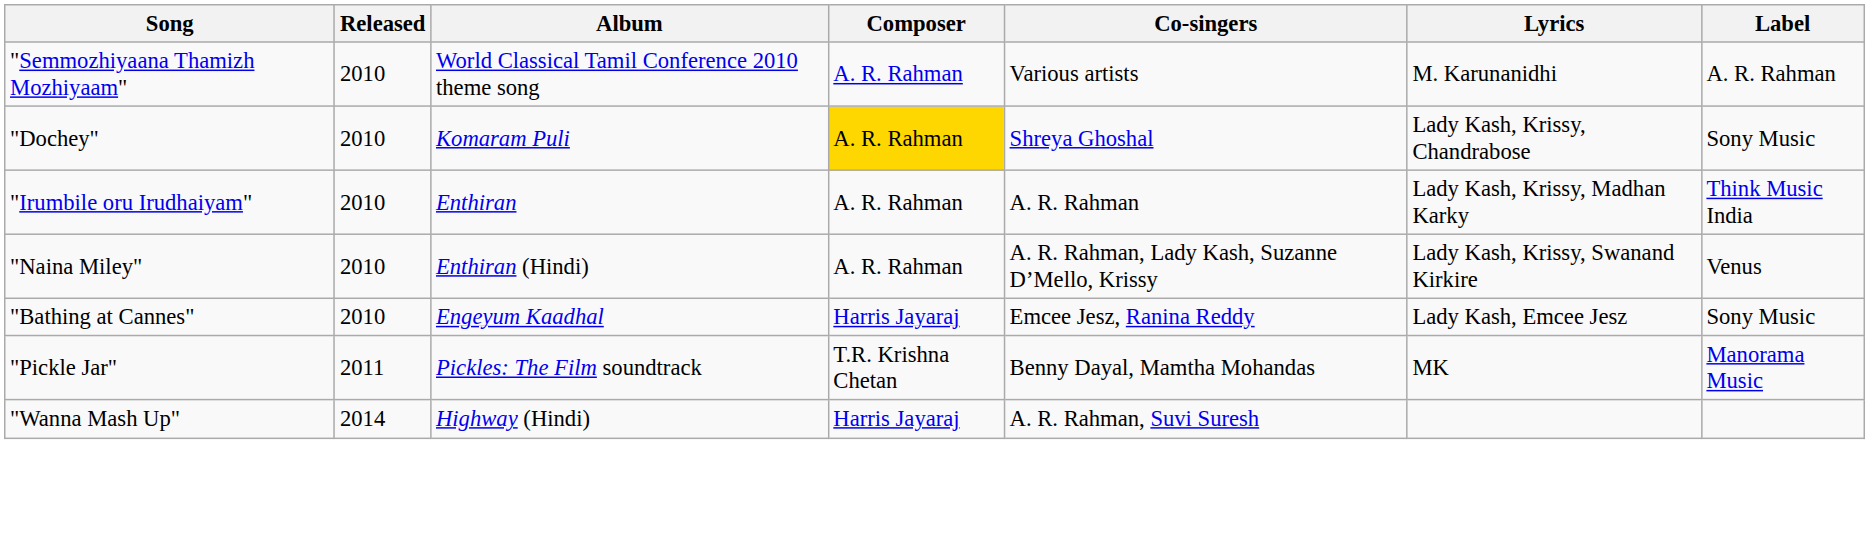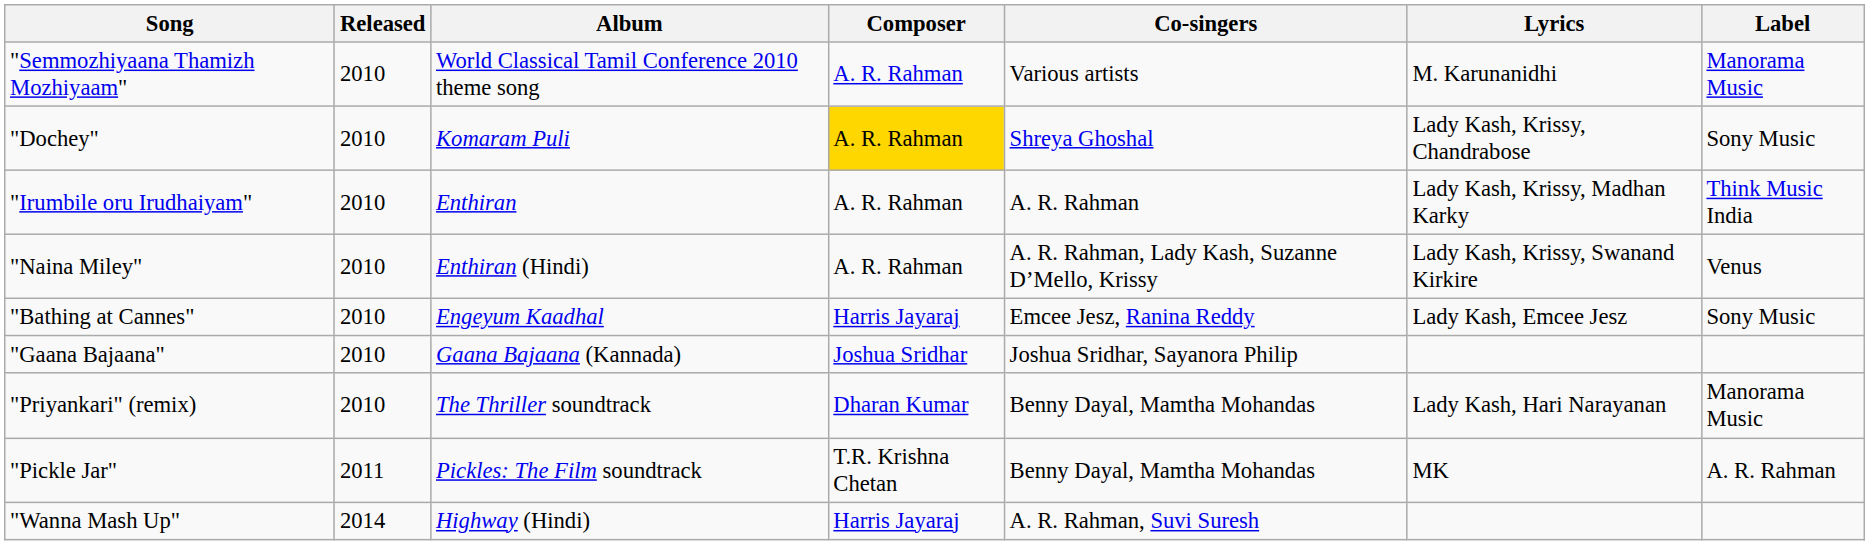(1771, 74) A. R. Rahman -> (1755, 74) Manorama Music
+ row: (87, 354)
+ row: (103, 405)
(1755, 368) Manorama Music -> (1771, 469) A. R. Rahman
